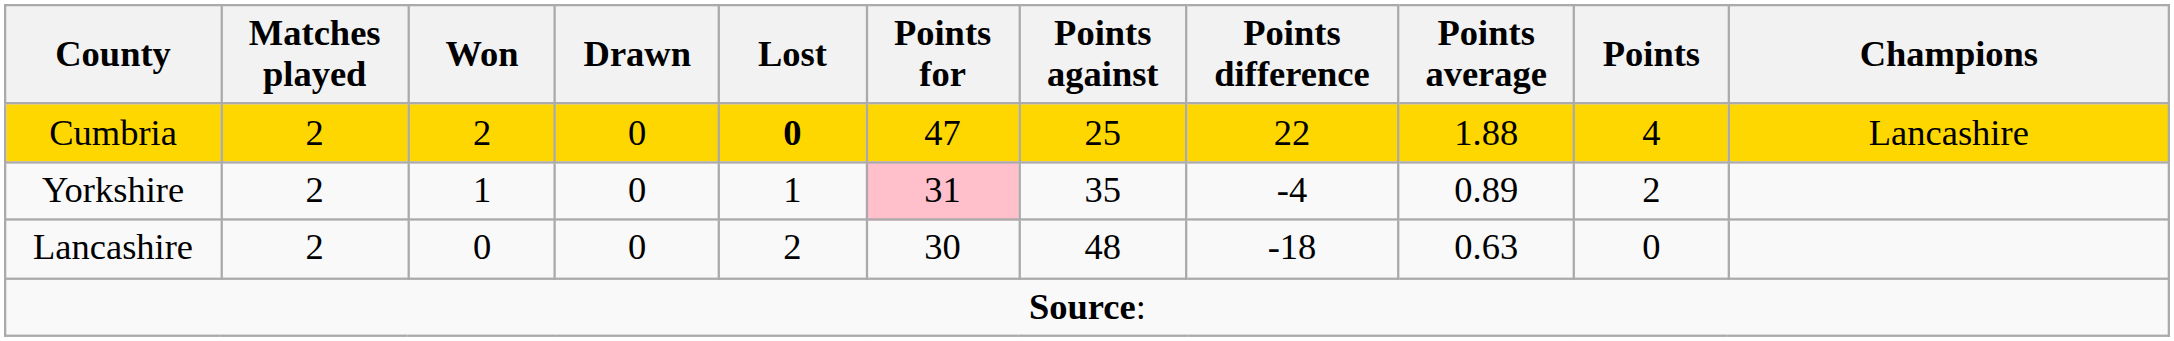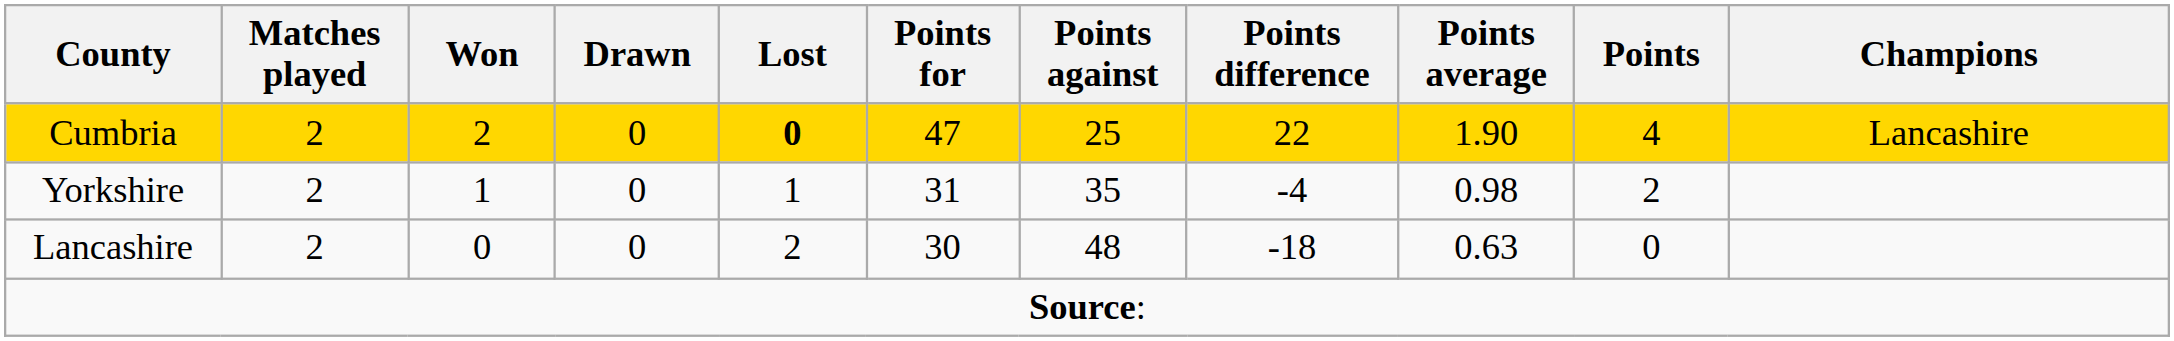(1486, 132) 1.88 -> (1486, 132) 1.90
(943, 190) pink background -> (943, 190) no background
(1486, 190) 0.89 -> (1486, 190) 0.98
